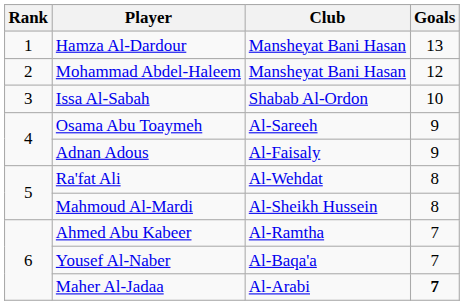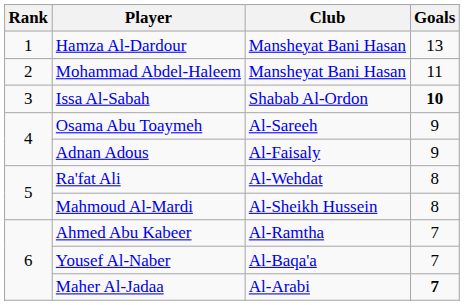(435, 71) 12 -> (435, 71) 11
(435, 98) normal -> (435, 98) bold
